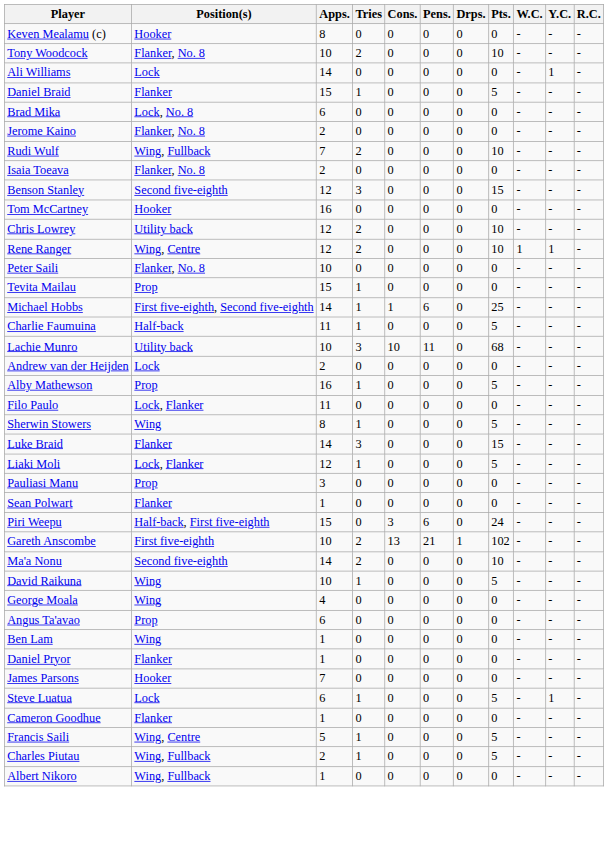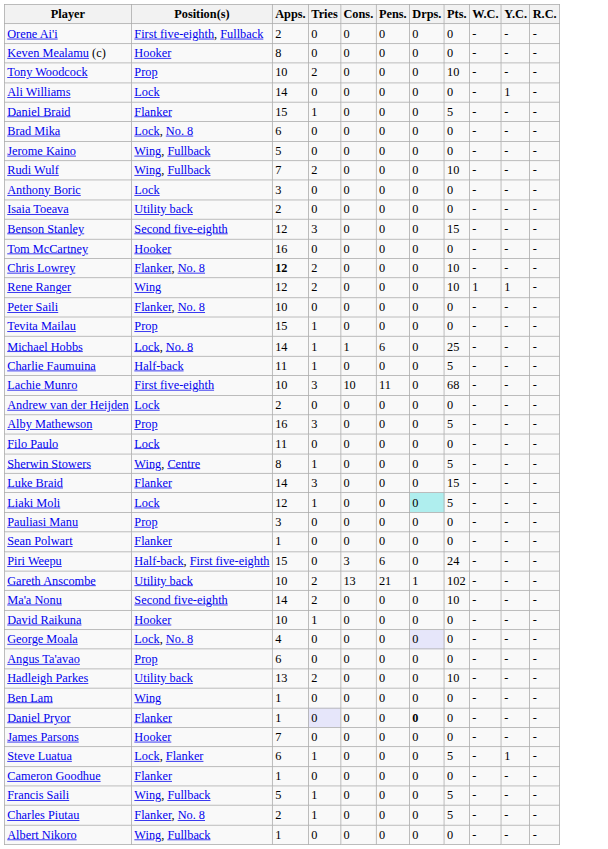+ row: (32, 33)
(170, 53) Flanker, No. 8 -> (146, 72) Prop
(170, 131) Flanker, No. 8 -> (172, 151) Wing, Fullback
(322, 131) 2 -> (278, 151) 5
+ row: (44, 190)
(170, 170) Flanker, No. 8 -> (164, 209) Utility back
(164, 229) Utility back -> (170, 268) Flanker, No. 8
(325, 229) normal -> (281, 268) bold
(167, 248) Wing, Centre -> (148, 287) Wing
(224, 307) First five-eighth, Second five-eighth -> (164, 346) Lock, No. 8
(164, 346) Utility back -> (174, 385) First five-eighth
(359, 385) 1 -> (314, 424) 3
(169, 405) Lock, Flanker -> (147, 444) Lock
(148, 424) Wing -> (167, 463) Wing, Centre
(169, 463) Lock, Flanker -> (147, 502) Lock
(460, 463) no background -> (415, 502) paleturquoise background
(174, 541) First five-eighth -> (164, 580) Utility back
(148, 580) Wing -> (153, 619) Hooker
(494, 580) 5 -> (450, 619) 0
(148, 600) Wing -> (164, 639) Lock, No. 8
(460, 600) no background -> (415, 639) lavender background
+ row: (48, 678)
(359, 659) no background -> (314, 717) lavender background
(460, 659) normal -> (415, 717) bold
(147, 698) Lock -> (169, 756) Lock, Flanker
(167, 737) Wing, Centre -> (172, 795) Wing, Fullback
(172, 756) Wing, Fullback -> (170, 815) Flanker, No. 8
